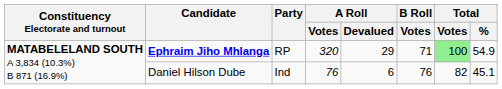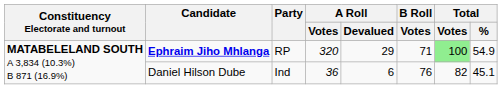(332, 73) 76 -> (332, 73) 36
